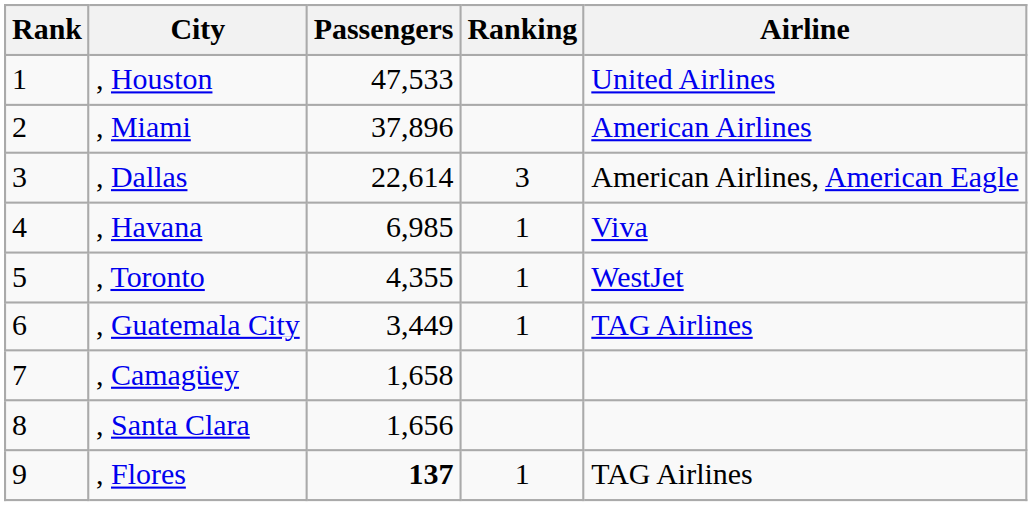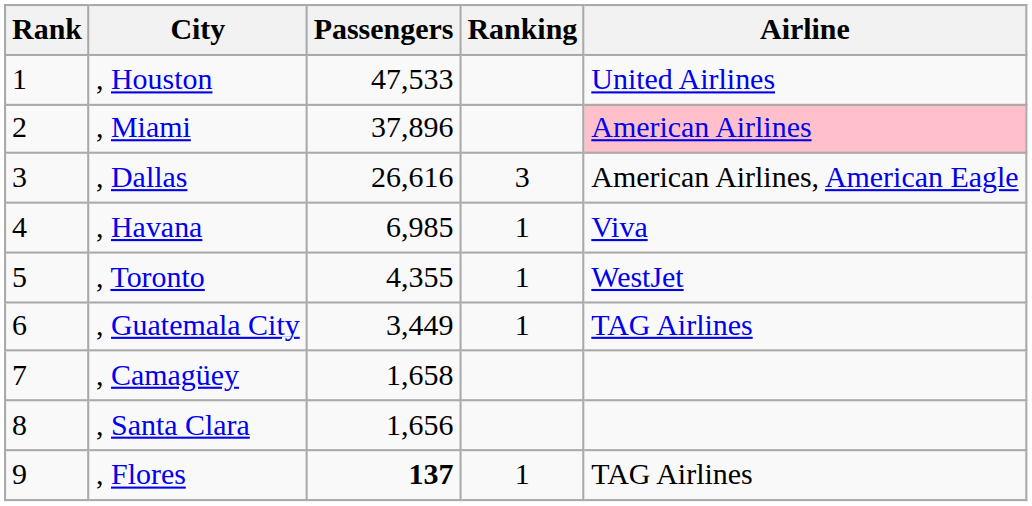(701, 128) no background -> (701, 128) pink background
(412, 177) 22,614 -> (412, 177) 26,616
